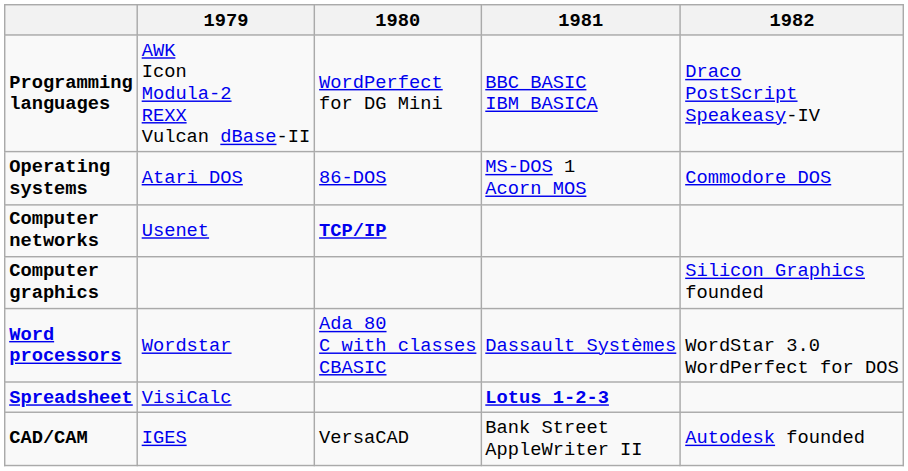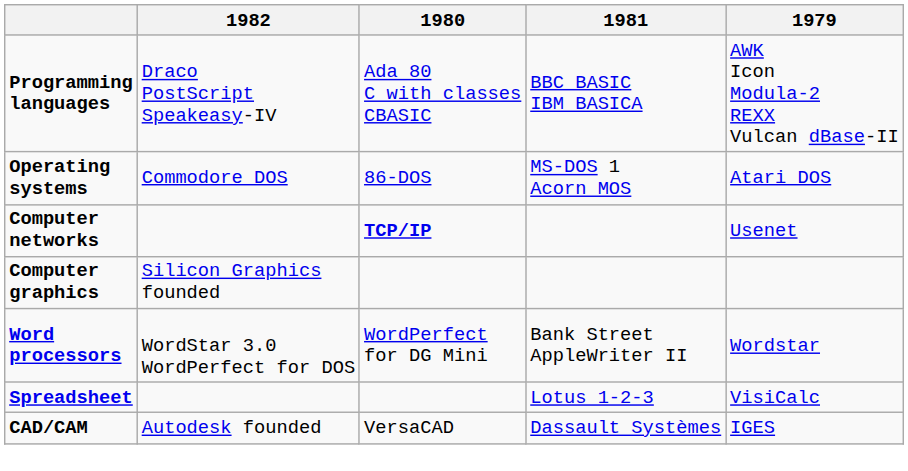columns swapped: (226, 20) <-> (792, 20)
(381, 94) WordPerfect for DG Mini -> (443, 94) Ada 80 C with classes CBASIC
(398, 345) Ada 80 C with classes CBASIC -> (426, 345) WordPerfect for DG Mini
(581, 345) Dassault Systèmes -> (609, 345) Bank Street AppleWriter II
(547, 397) bold -> (592, 397) normal
(564, 439) Bank Street AppleWriter II -> (626, 428) Dassault Systèmes
